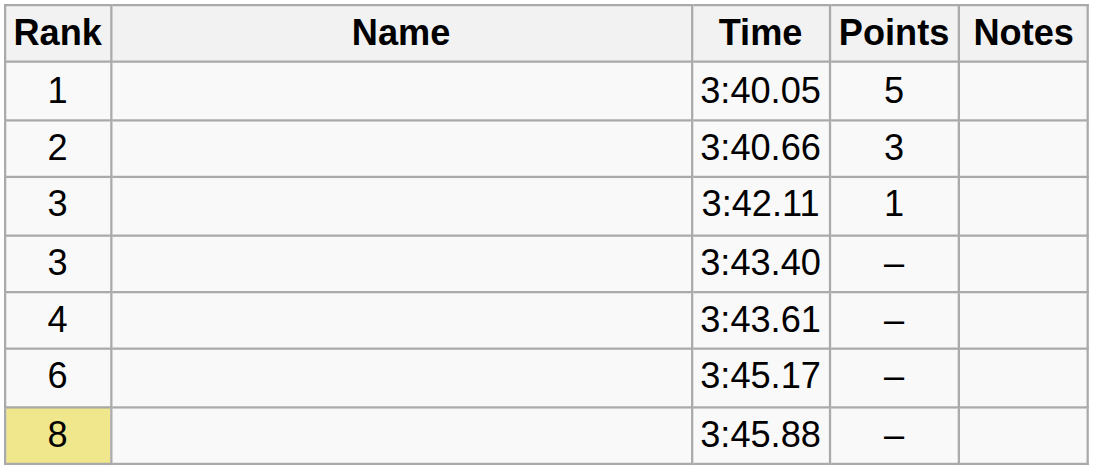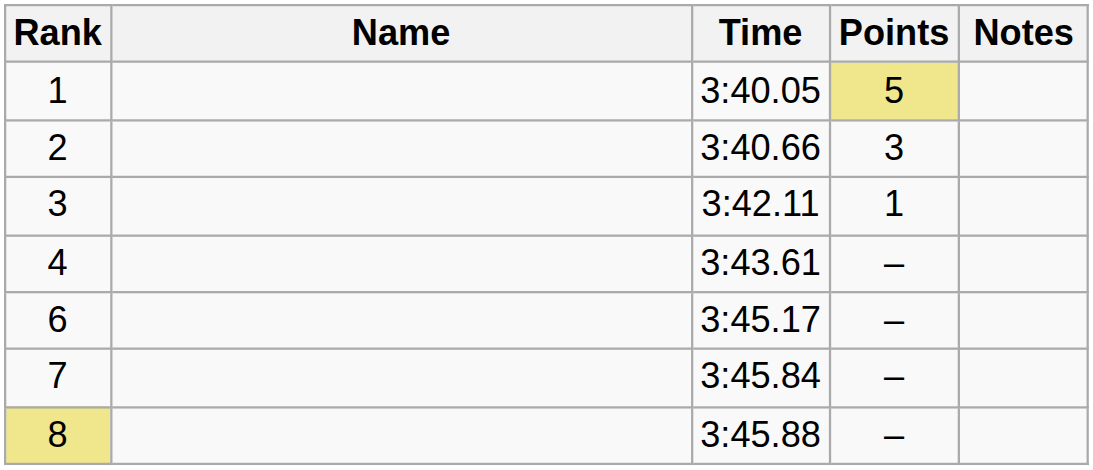(894, 90) no background -> (894, 90) khaki background
- row: (761, 262)
+ row: (761, 377)
